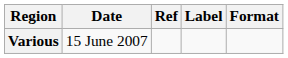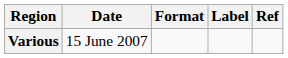columns swapped: (254, 16) <-> (166, 16)
